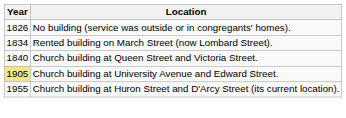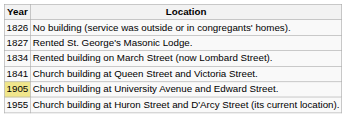+ row: (113, 43)
(17, 58) 1840 -> (17, 74) 1841
